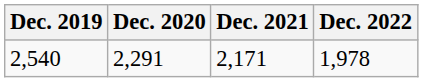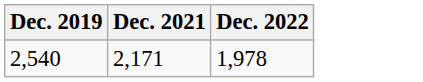- column: (159, 22)
